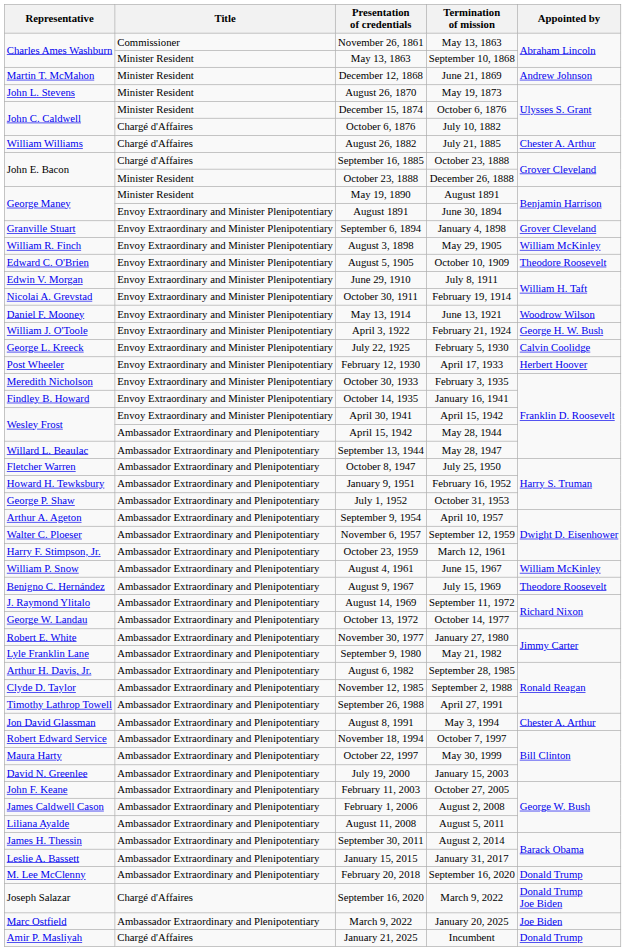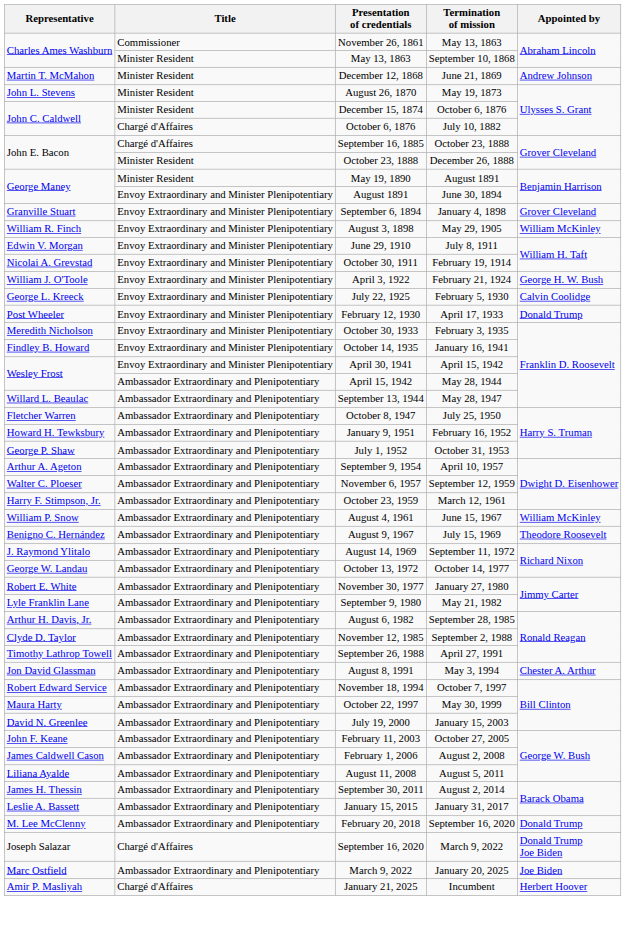- row: (381, 144)
- row: (381, 263)
- row: (381, 314)
(554, 365) Herbert Hoover -> (551, 314) Donald Trump
(551, 938) Donald Trump -> (554, 887) Herbert Hoover
